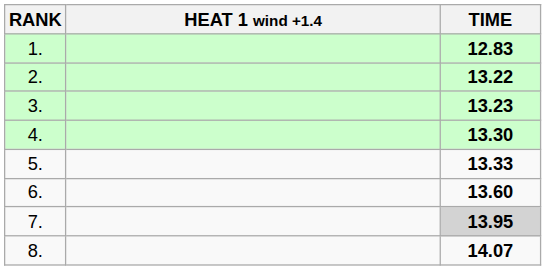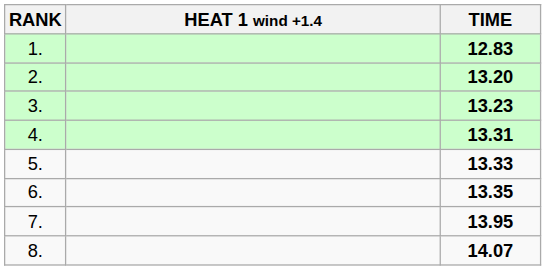(490, 77) 13.22 -> (490, 77) 13.20
(490, 135) 13.30 -> (490, 135) 13.31
(490, 193) 13.60 -> (490, 193) 13.35
(490, 222) lightgrey background -> (490, 222) no background
